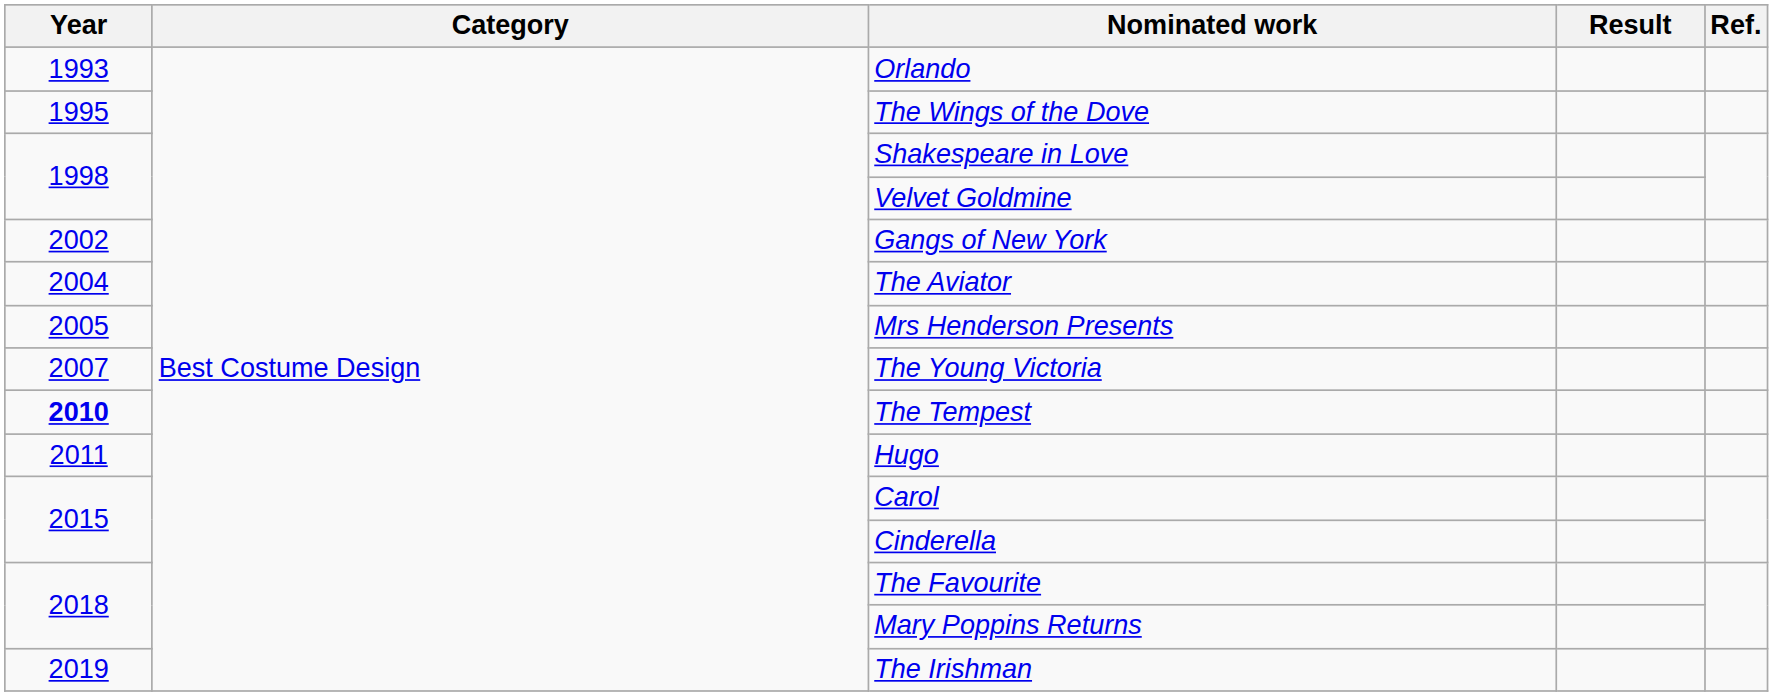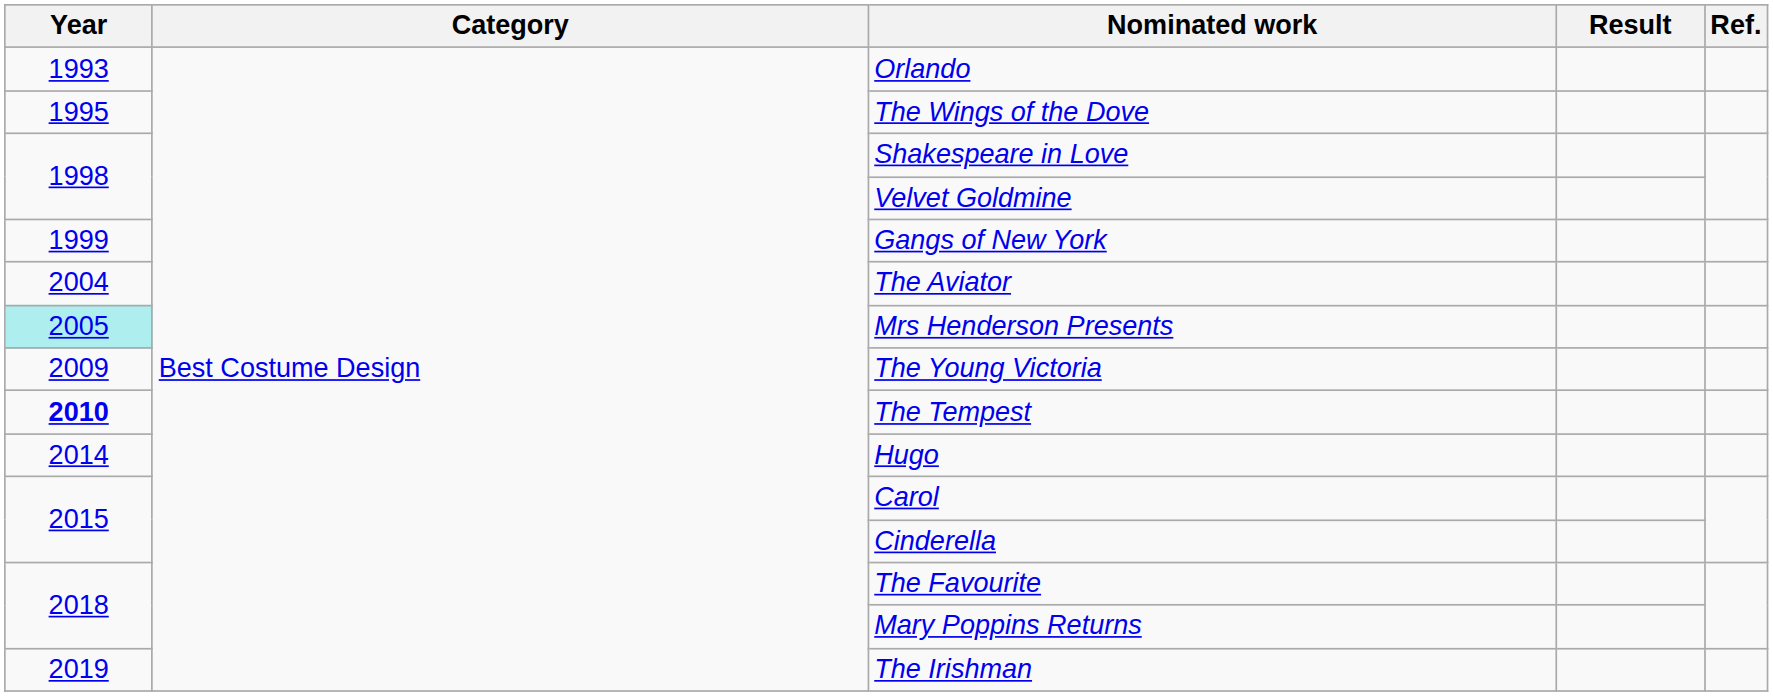(79, 240) 2002 -> (79, 240) 1999
(79, 326) no background -> (79, 326) paleturquoise background
(79, 369) 2007 -> (79, 369) 2009
(79, 454) 2011 -> (79, 454) 2014
